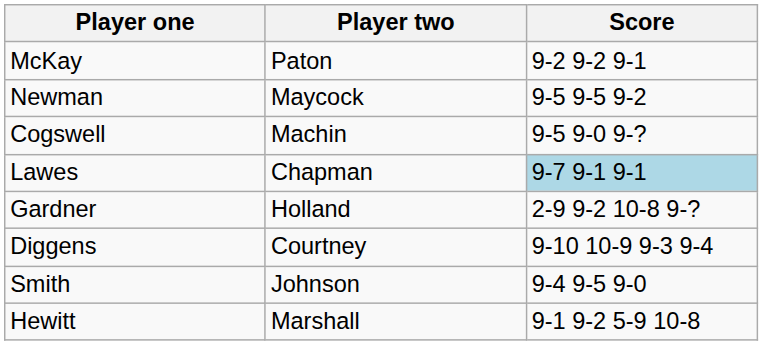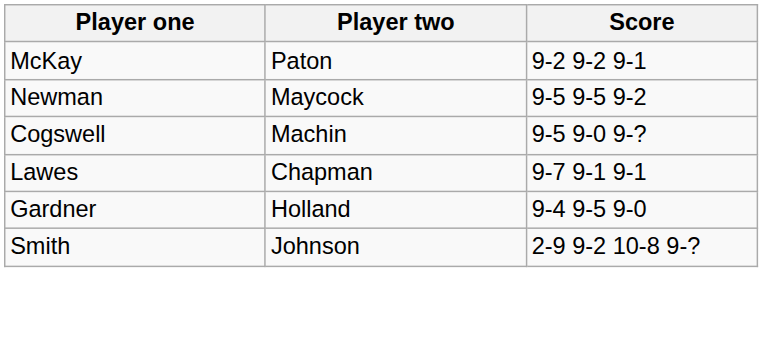(589, 172) lightblue background -> (589, 172) no background
(616, 209) 2-9 9-2 10-8 9-? -> (589, 209) 9-4 9-5 9-0
- row: (53, 246)
(589, 284) 9-4 9-5 9-0 -> (616, 246) 2-9 9-2 10-8 9-?
- row: (43, 321)
